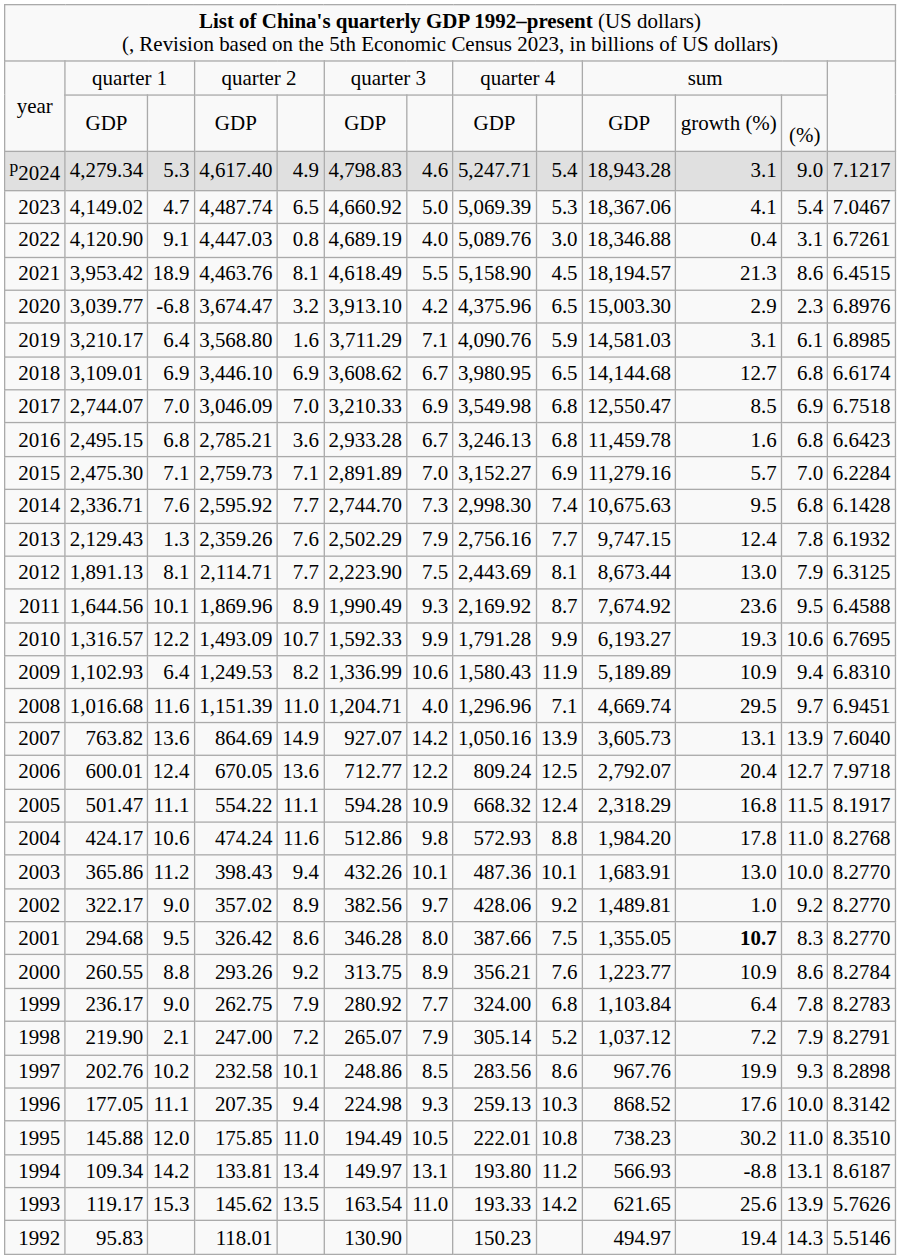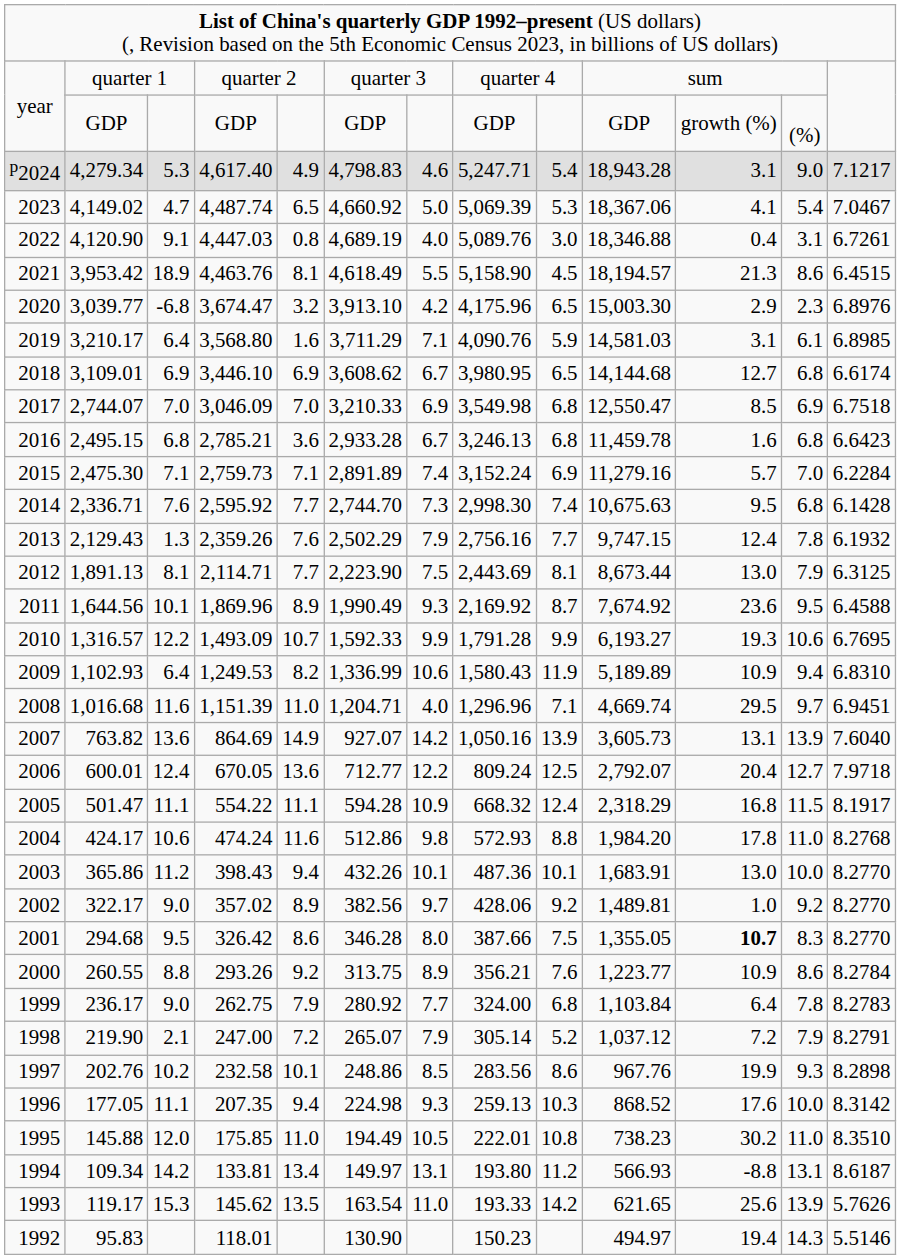(495, 306) 4,375.96 -> (495, 306) 4,175.96
(435, 472) 7.0 -> (435, 472) 7.4
(495, 472) 3,152.27 -> (495, 472) 3,152.24
